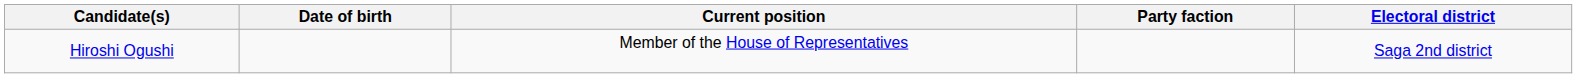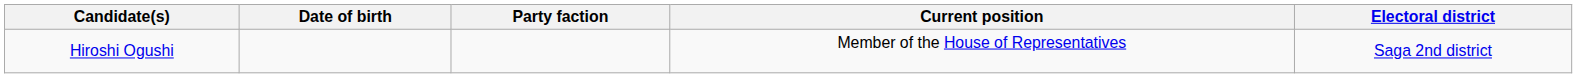columns swapped: (764, 17) <-> (1185, 17)
